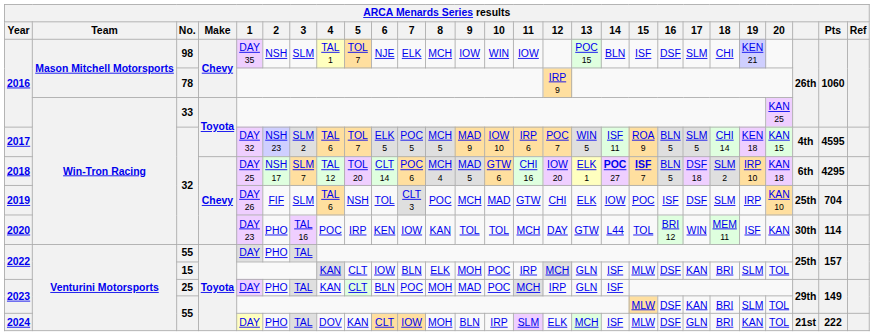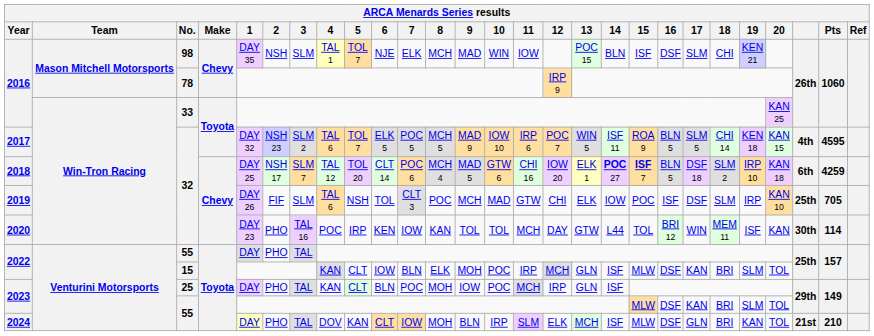(470, 54) IOW -> (470, 54) MAD
(833, 171) 4295 -> (833, 171) 4259
(833, 200) 704 -> (833, 200) 705
(470, 288) MAD -> (470, 288) IOW
(833, 322) 222 -> (833, 322) 210
